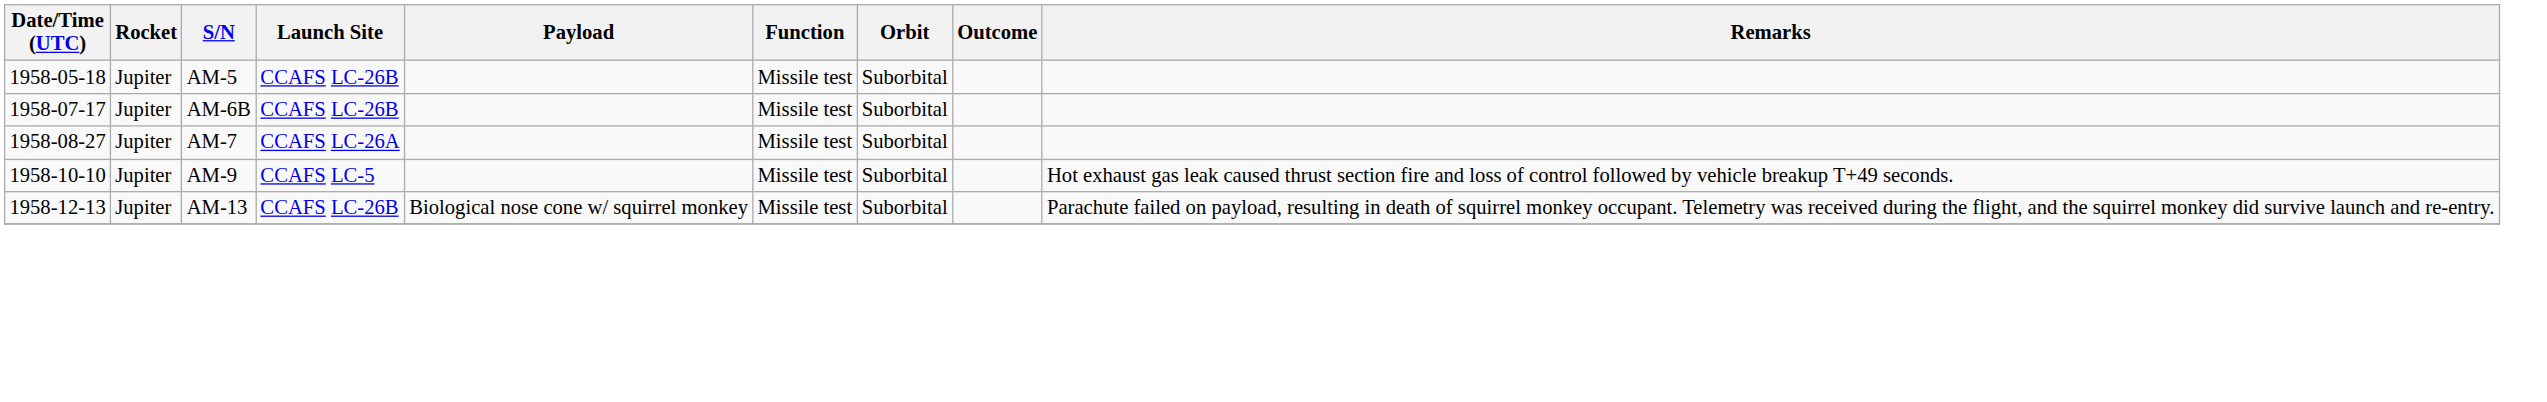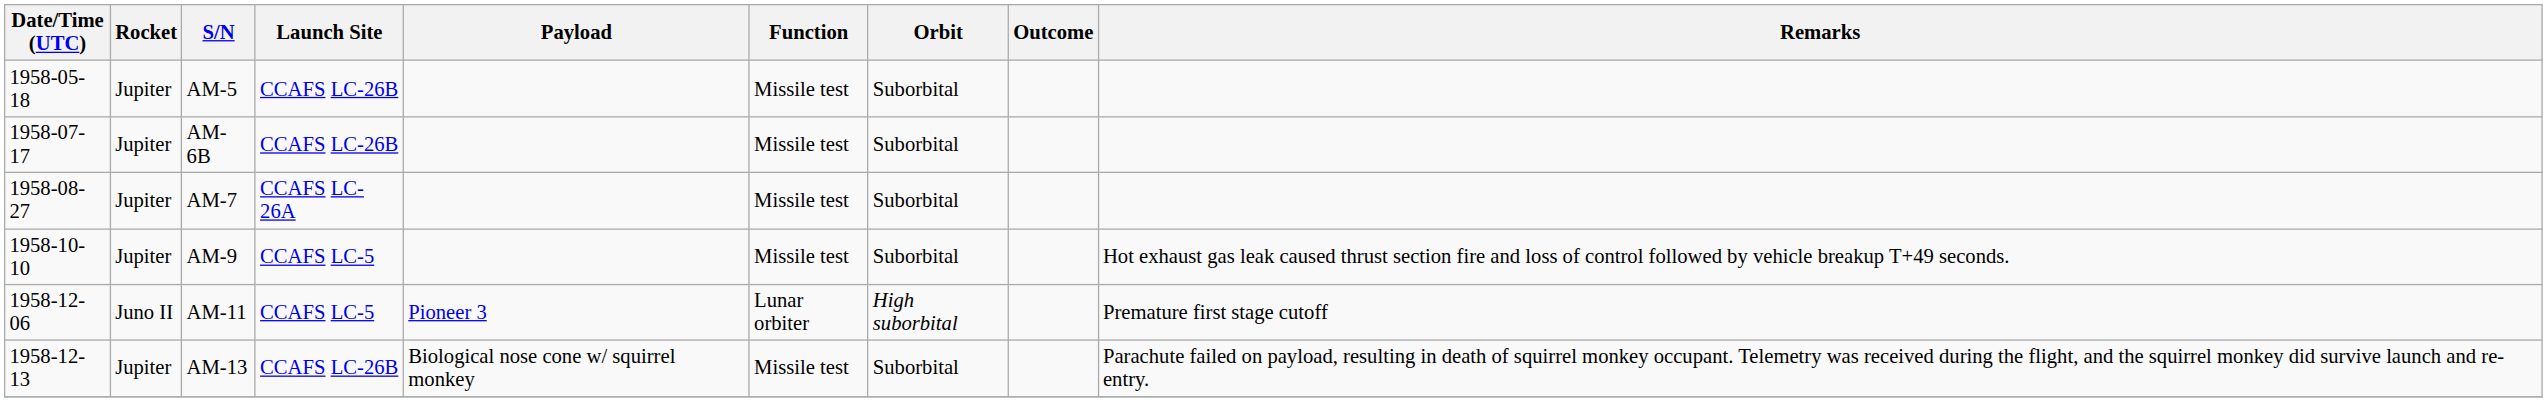+ row: (217, 312)
